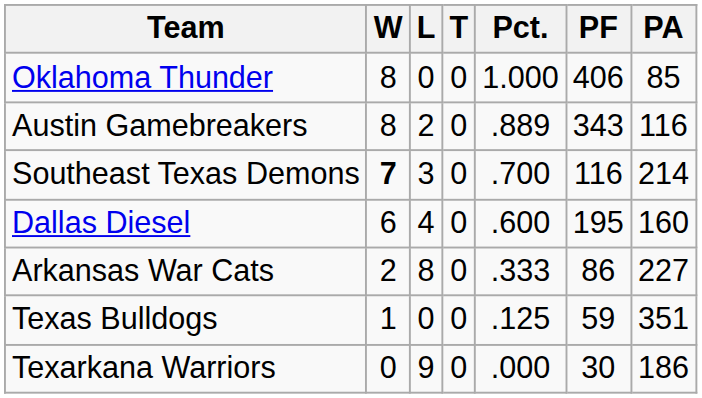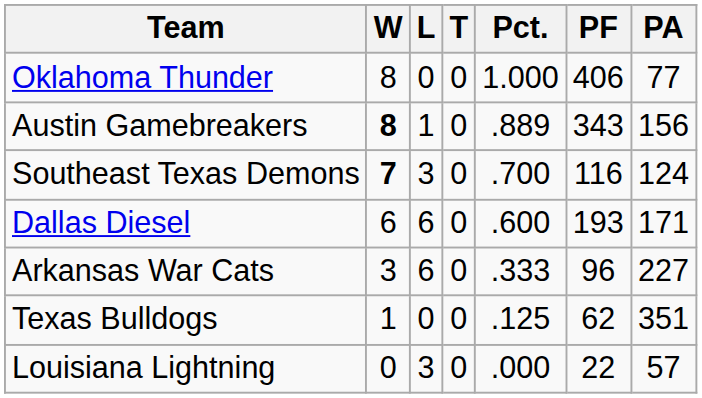(663, 77) 85 -> (663, 77) 77
(388, 125) normal -> (388, 125) bold
(426, 125) 2 -> (426, 125) 1
(663, 125) 116 -> (663, 125) 156
(663, 174) 214 -> (663, 174) 124
(426, 222) 4 -> (426, 222) 6
(598, 222) 195 -> (598, 222) 193
(663, 222) 160 -> (663, 222) 171
(388, 271) 2 -> (388, 271) 3
(426, 271) 8 -> (426, 271) 6
(598, 271) 86 -> (598, 271) 96
(598, 319) 59 -> (598, 319) 62
+ row: (144, 367)
- row: (144, 367)
